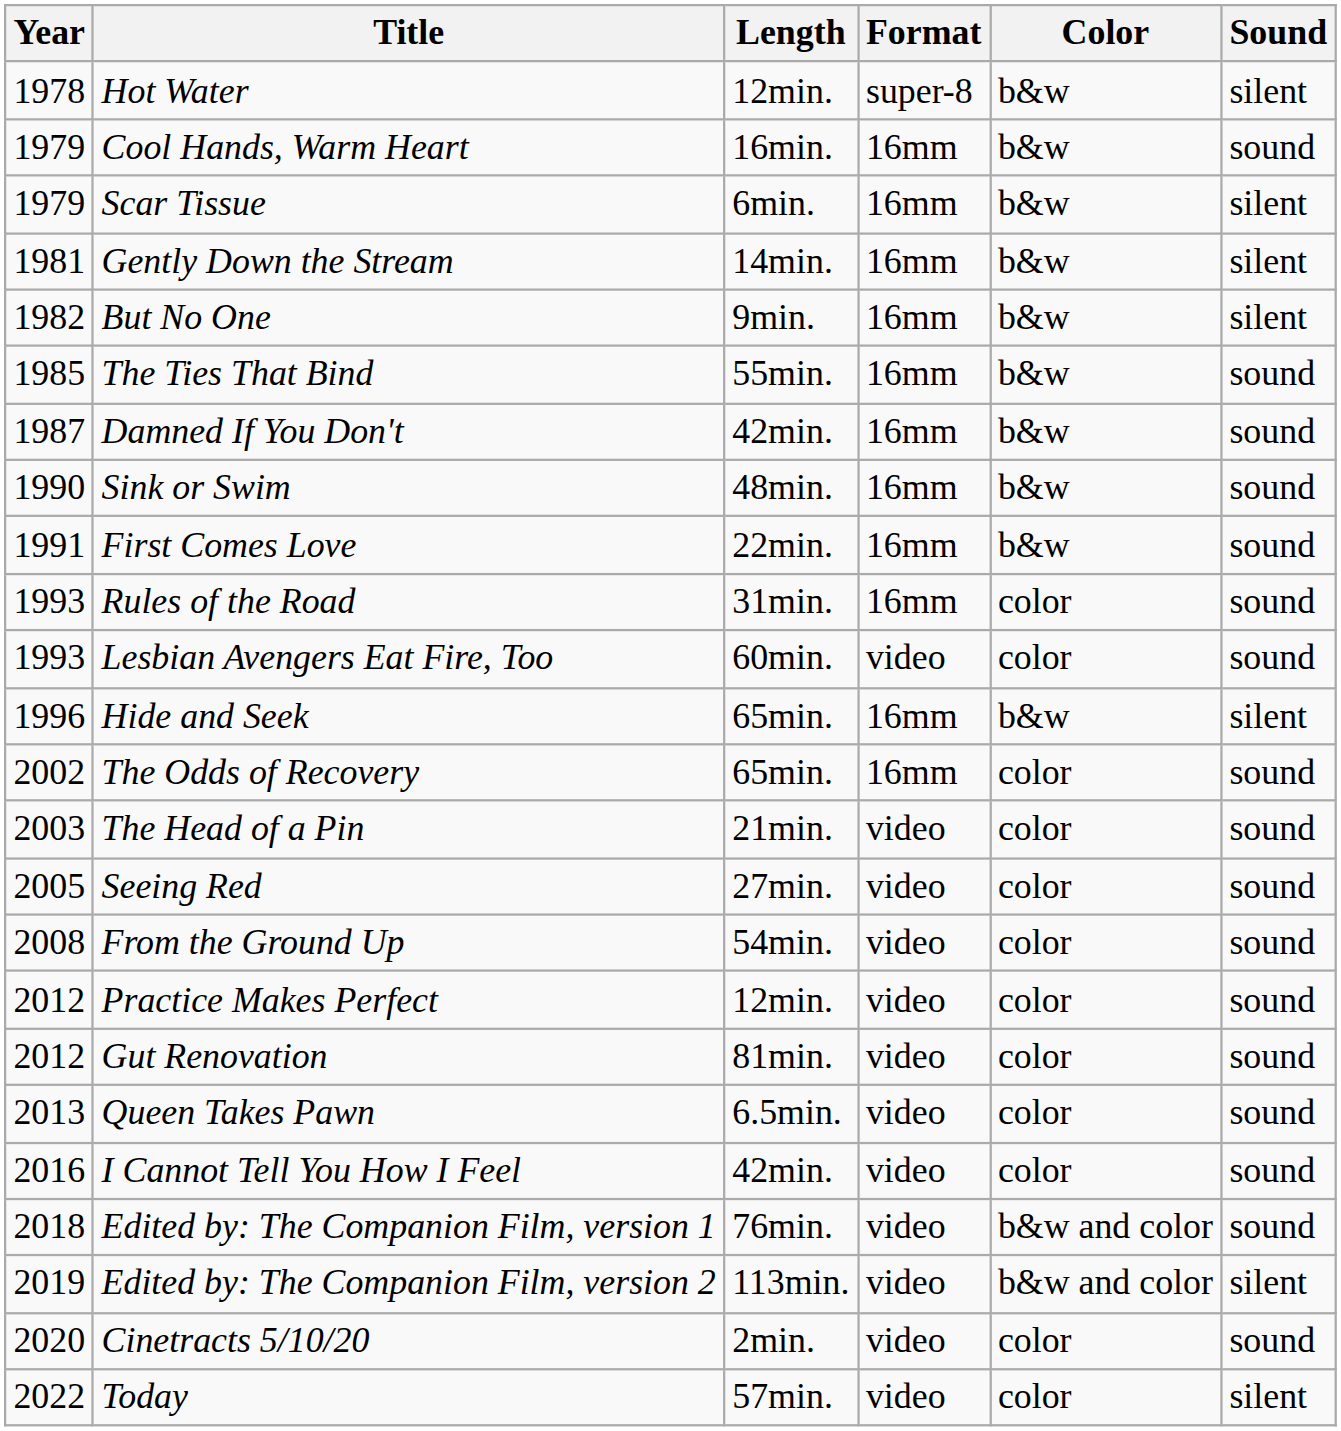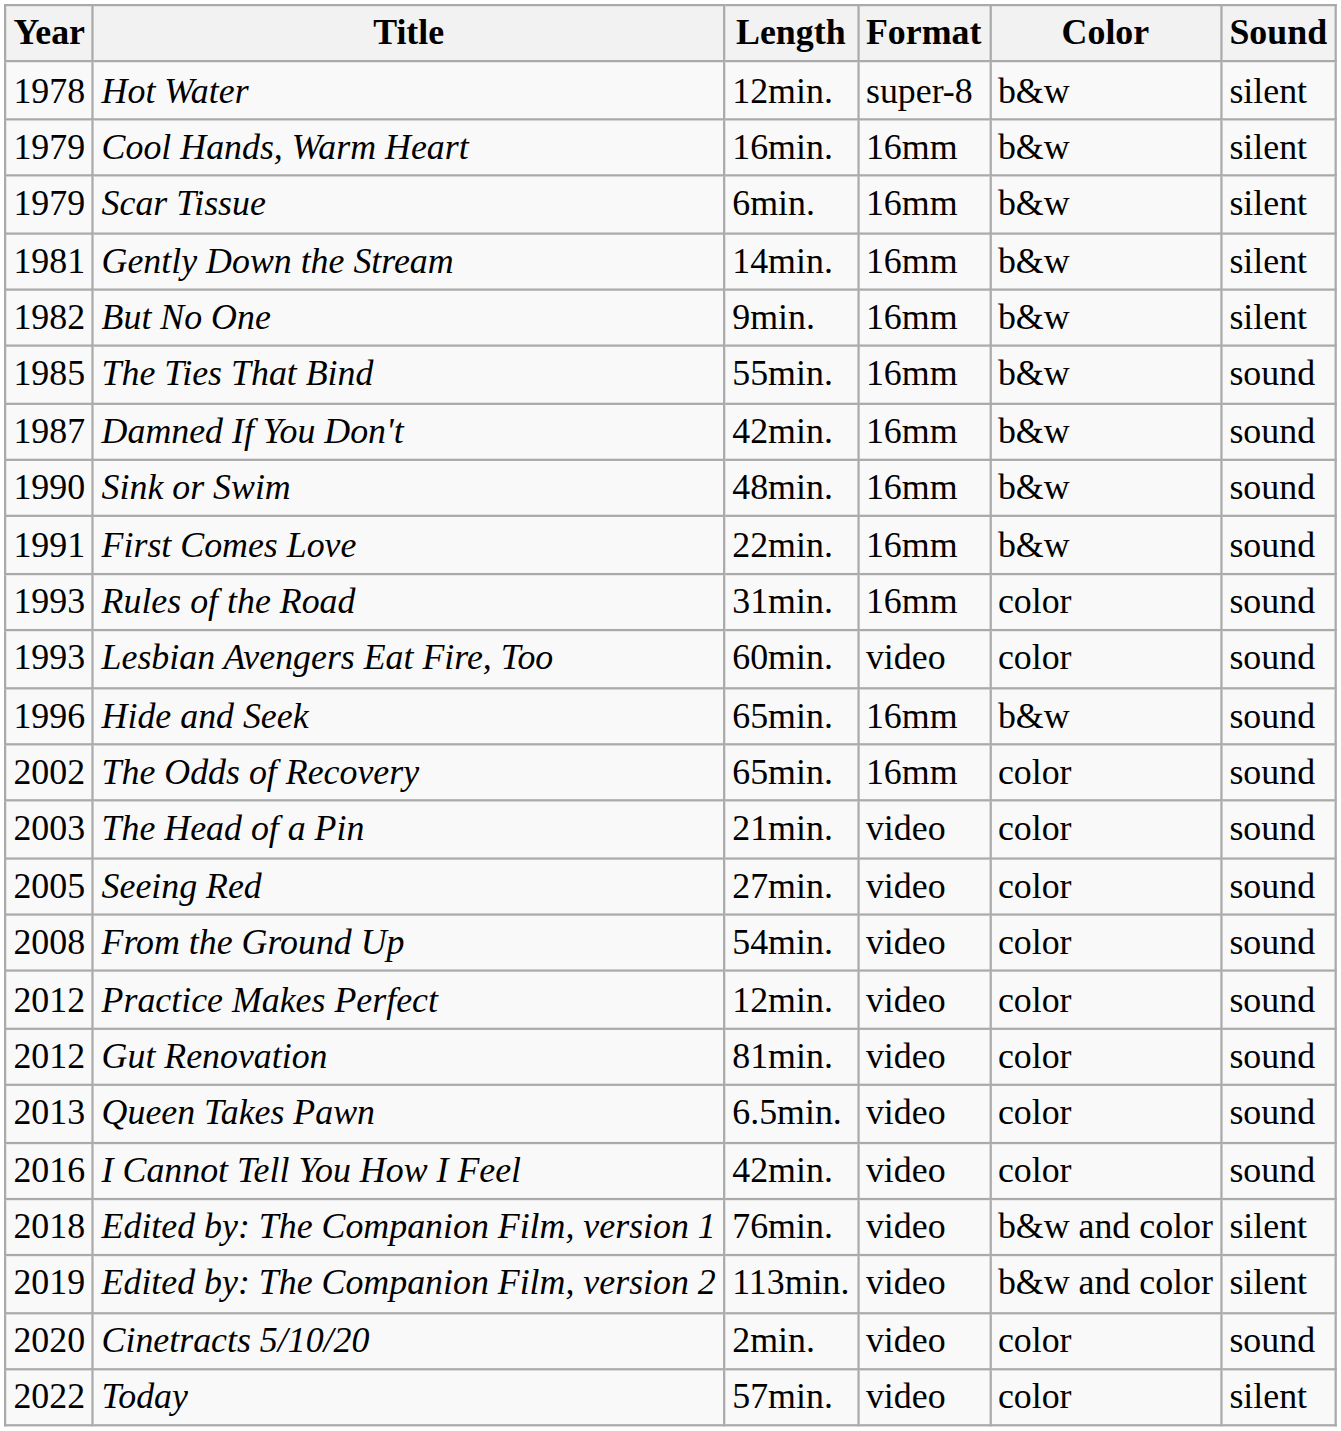(1272, 146) sound -> (1268, 146) silent
(1268, 714) silent -> (1272, 714) sound
(1272, 1226) sound -> (1268, 1226) silent
